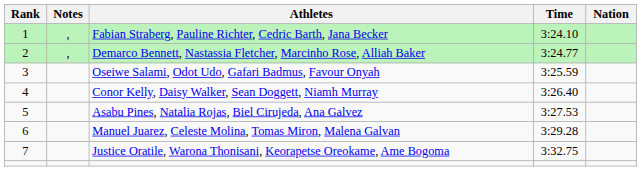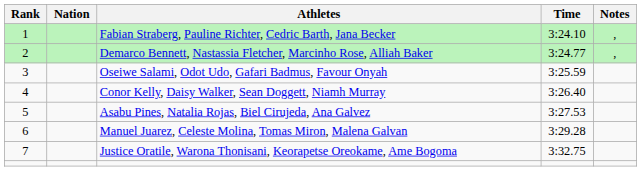columns swapped: (611, 14) <-> (68, 14)
